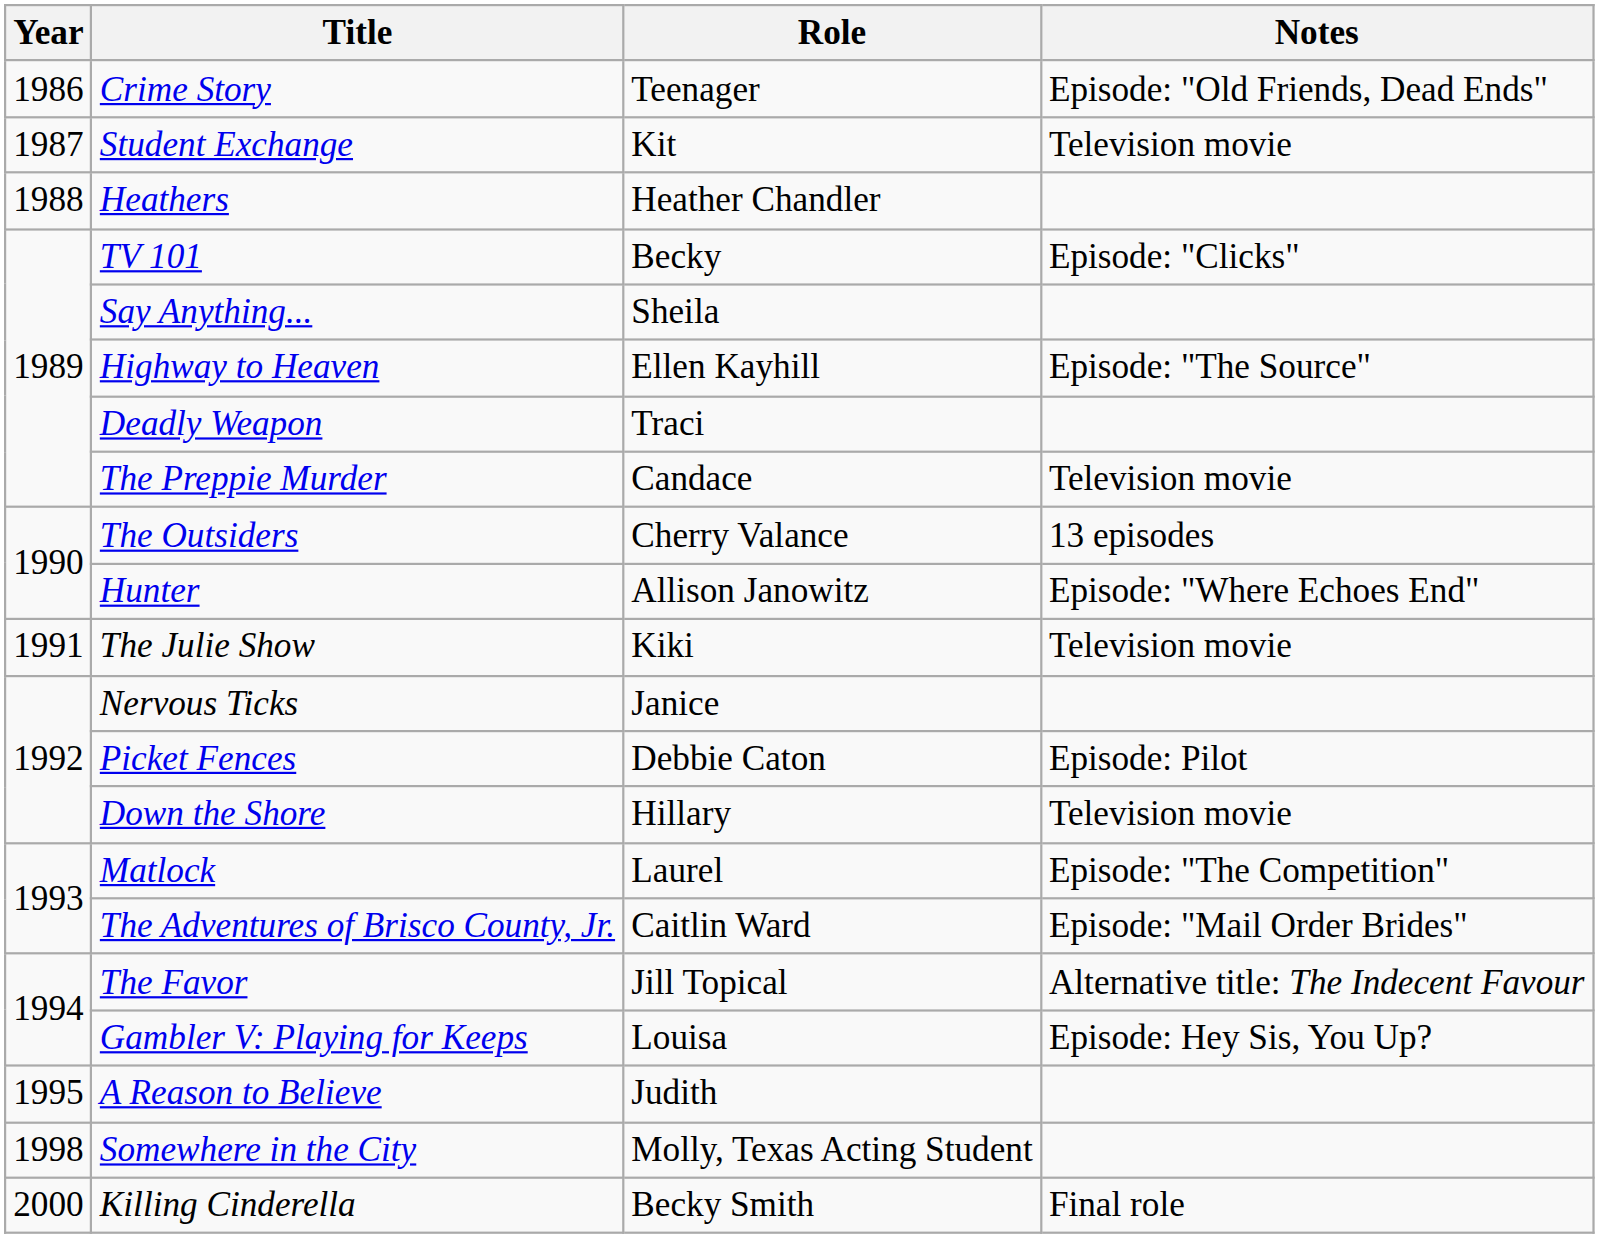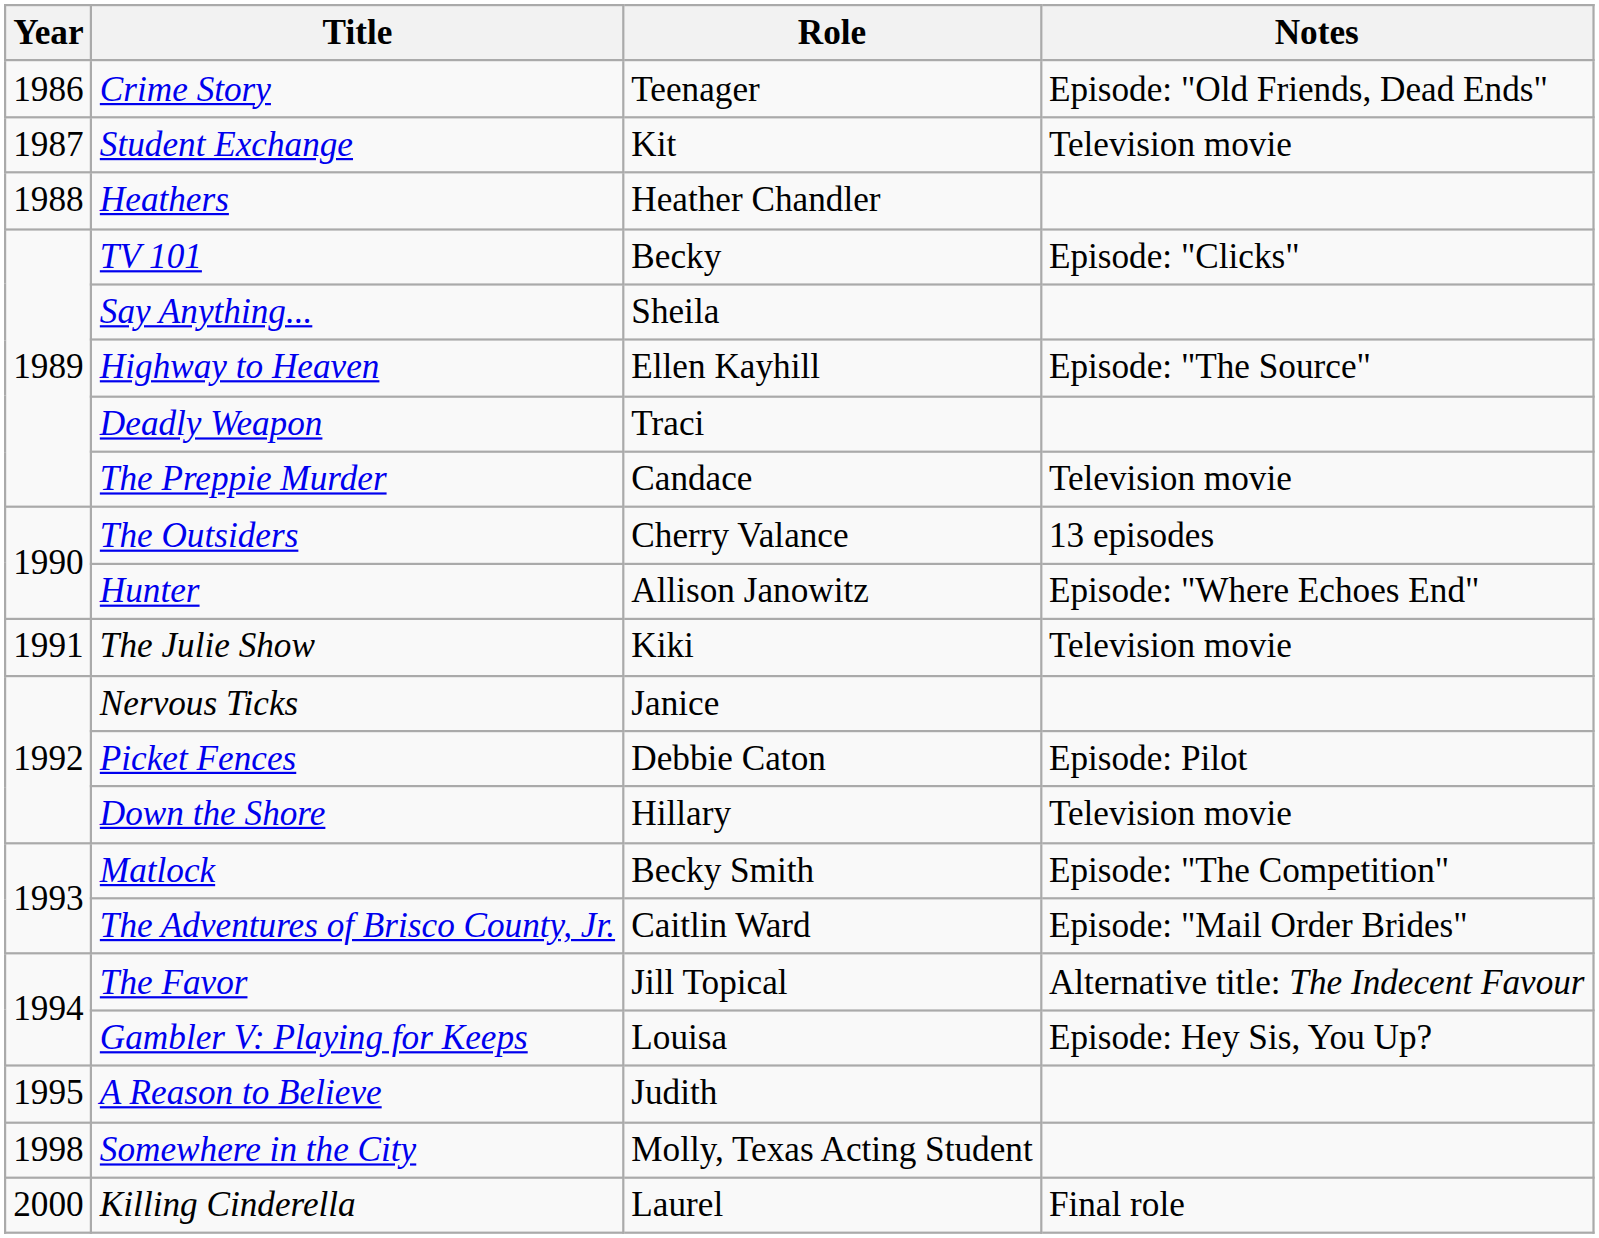(677, 869) Laurel -> (723, 869) Becky Smith
(723, 1204) Becky Smith -> (677, 1204) Laurel
